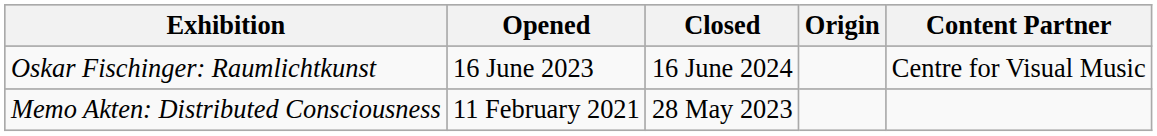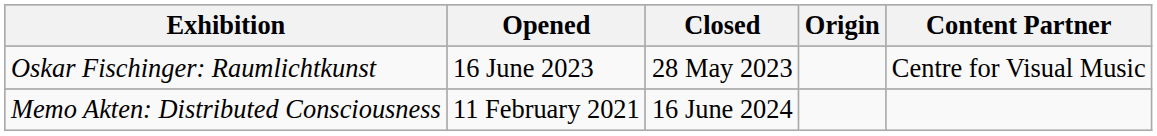(722, 67) 16 June 2024 -> (722, 67) 28 May 2023
(722, 109) 28 May 2023 -> (722, 109) 16 June 2024
